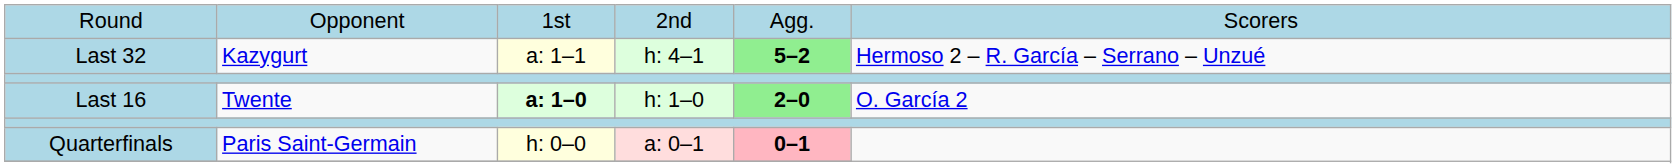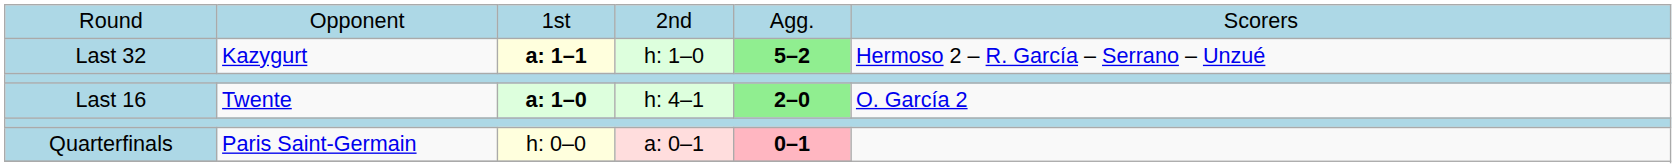(556, 55) normal -> (556, 55) bold
(674, 55) h: 4–1 -> (674, 55) h: 1–0
(674, 100) h: 1–0 -> (674, 100) h: 4–1
